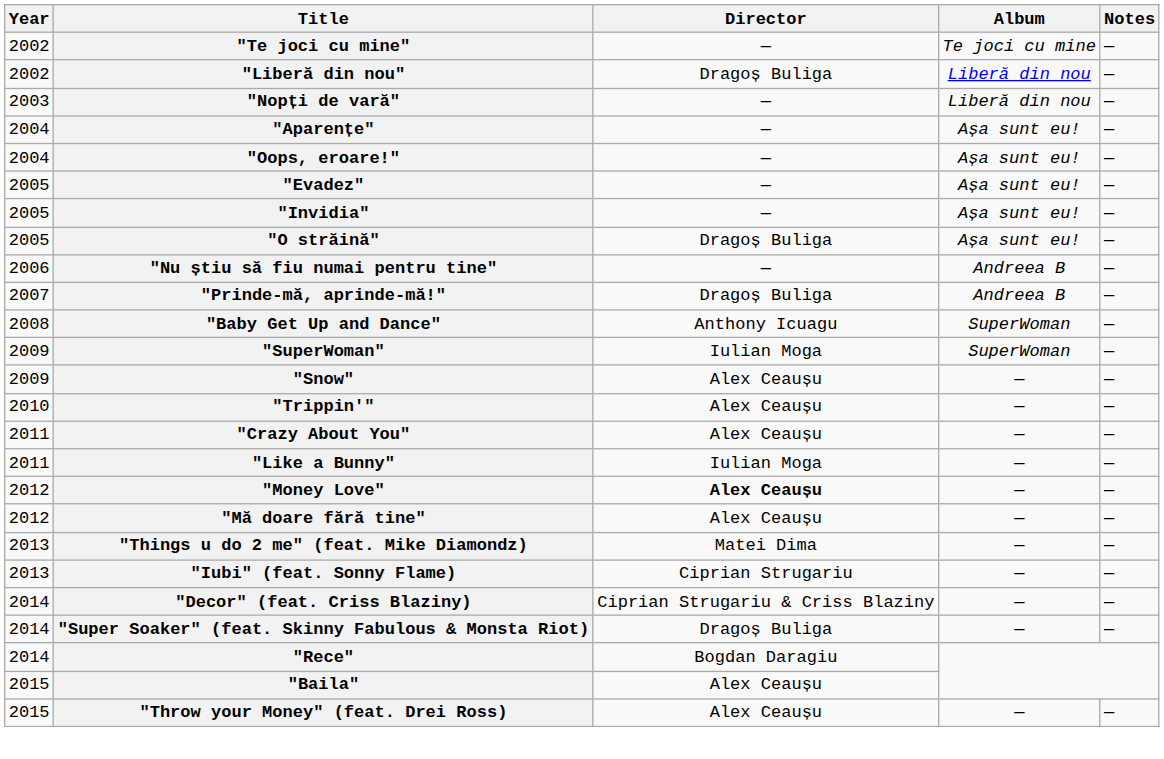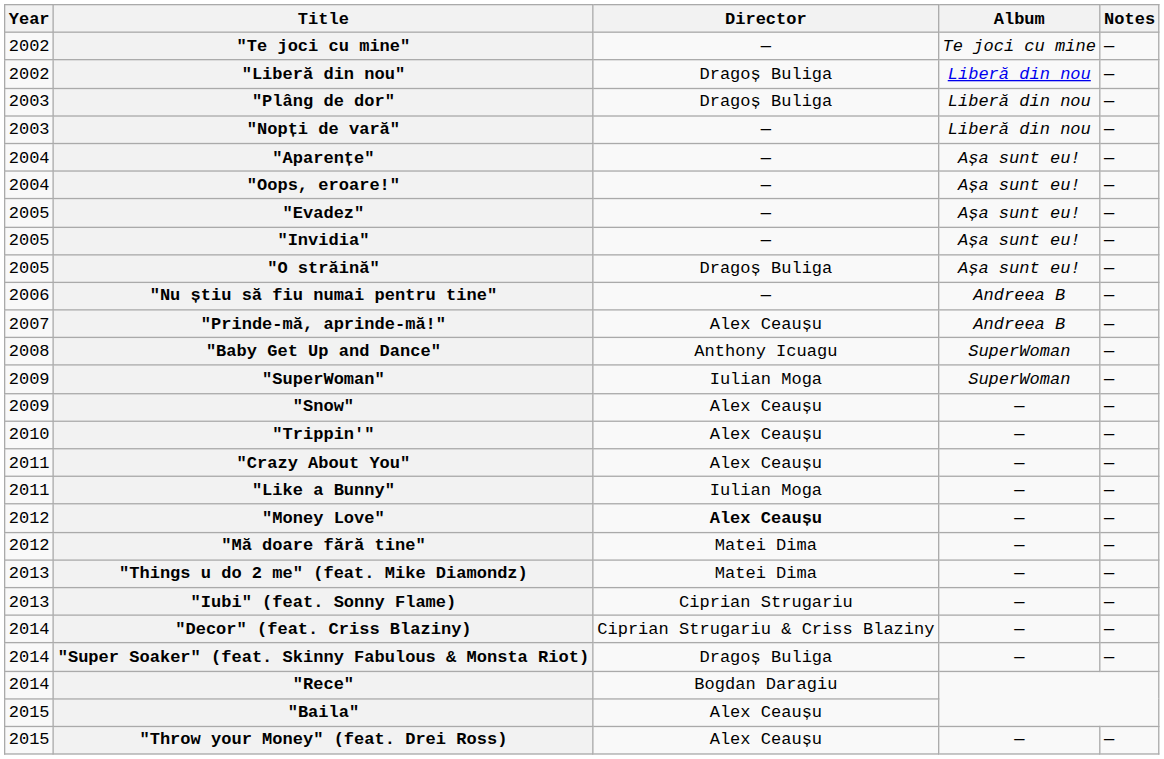+ row: (323, 102)
(766, 296) Dragoș Buliga -> (766, 324) Alex Ceaușu
(766, 518) Alex Ceaușu -> (766, 546) Matei Dima
